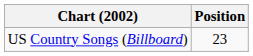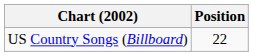(220, 39) 23 -> (220, 39) 22
